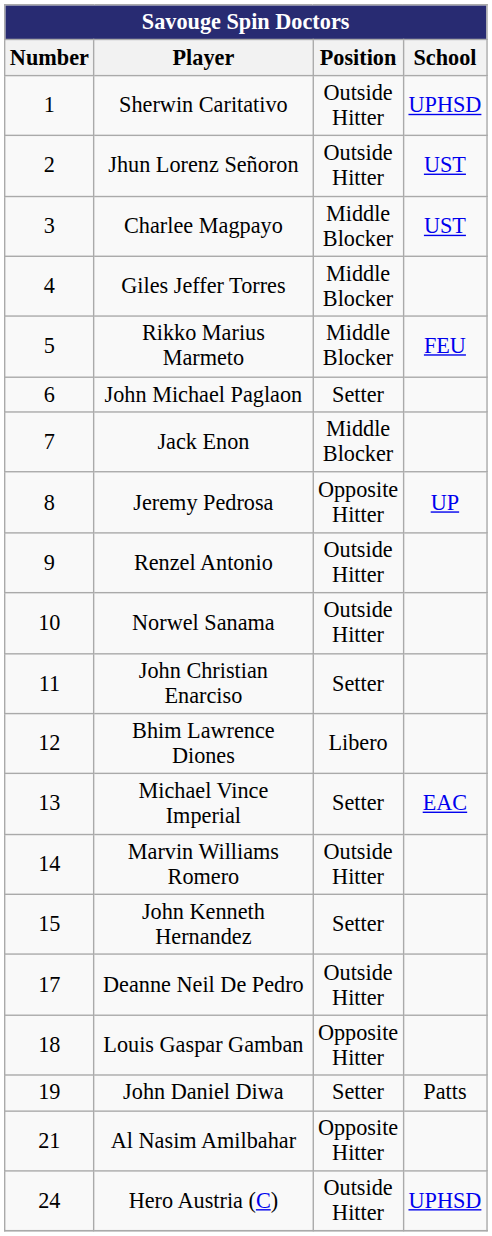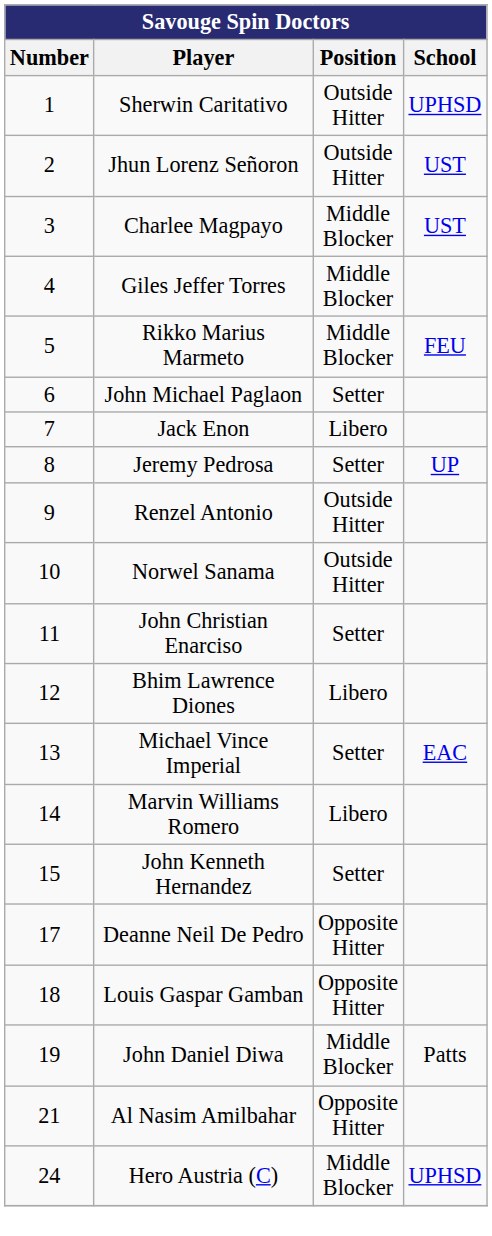(358, 441) Middle Blocker -> (358, 429) Libero
(358, 502) Opposite Hitter -> (358, 464) Setter
(358, 863) Outside Hitter -> (358, 813) Libero
(358, 984) Outside Hitter -> (358, 934) Opposite Hitter
(358, 1092) Setter -> (358, 1055) Middle Blocker
(358, 1200) Outside Hitter -> (358, 1175) Middle Blocker
